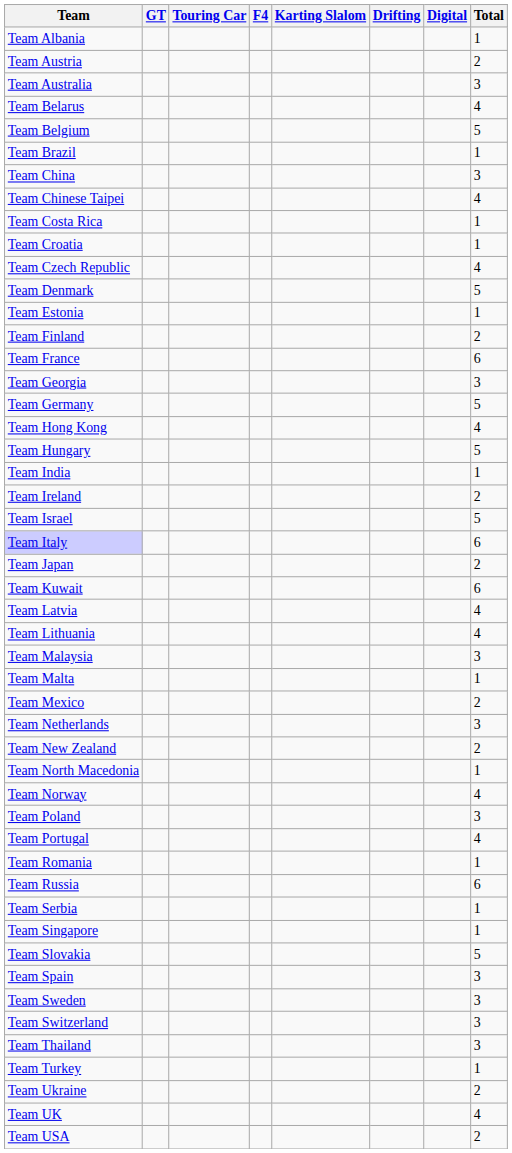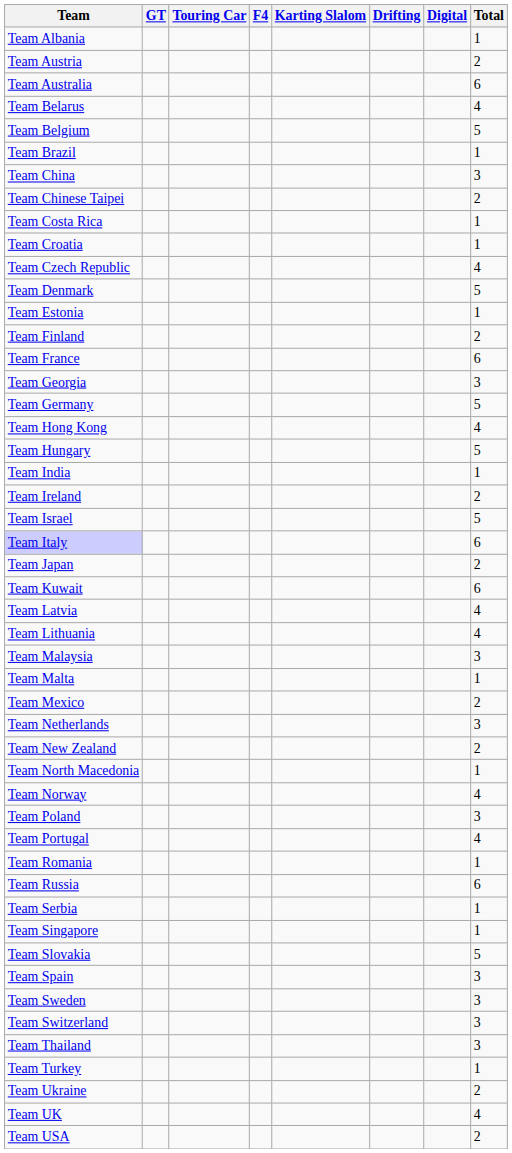(477, 84) 3 -> (477, 84) 6
(477, 198) 4 -> (477, 198) 2
